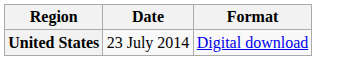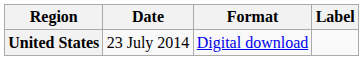+ column: (335, 17)
